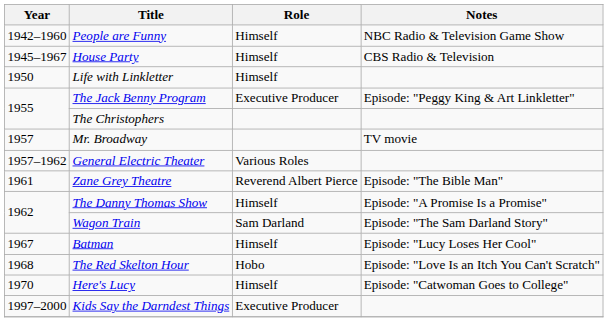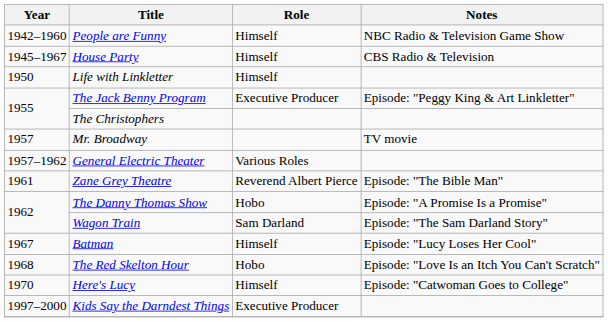(256, 202) Himself -> (250, 202) Hobo
